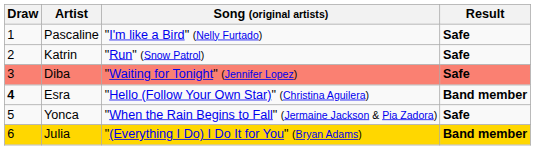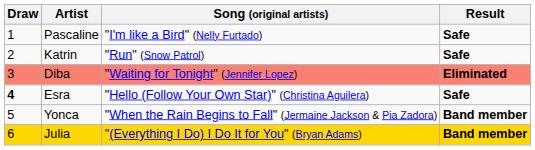(456, 74) Safe -> (475, 74) Eliminated
(485, 94) Band member -> (456, 94) Safe
(456, 114) Safe -> (485, 114) Band member
